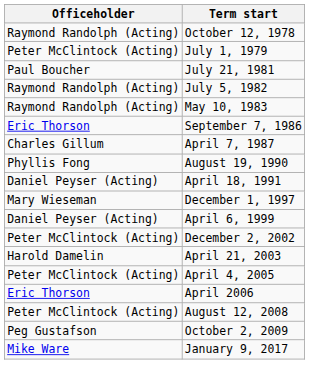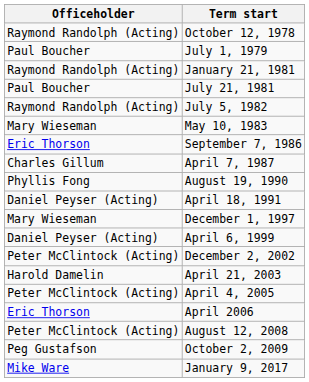(93, 51) Peter McClintock (Acting) -> (48, 51) Paul Boucher
+ row: (240, 70)
(93, 107) Raymond Randolph (Acting) -> (52, 126) Mary Wieseman
